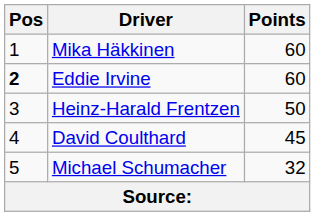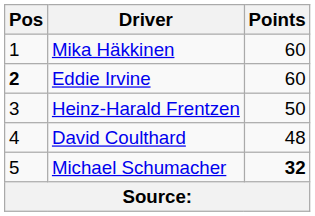(295, 138) 45 -> (295, 138) 48
(295, 168) normal -> (295, 168) bold
